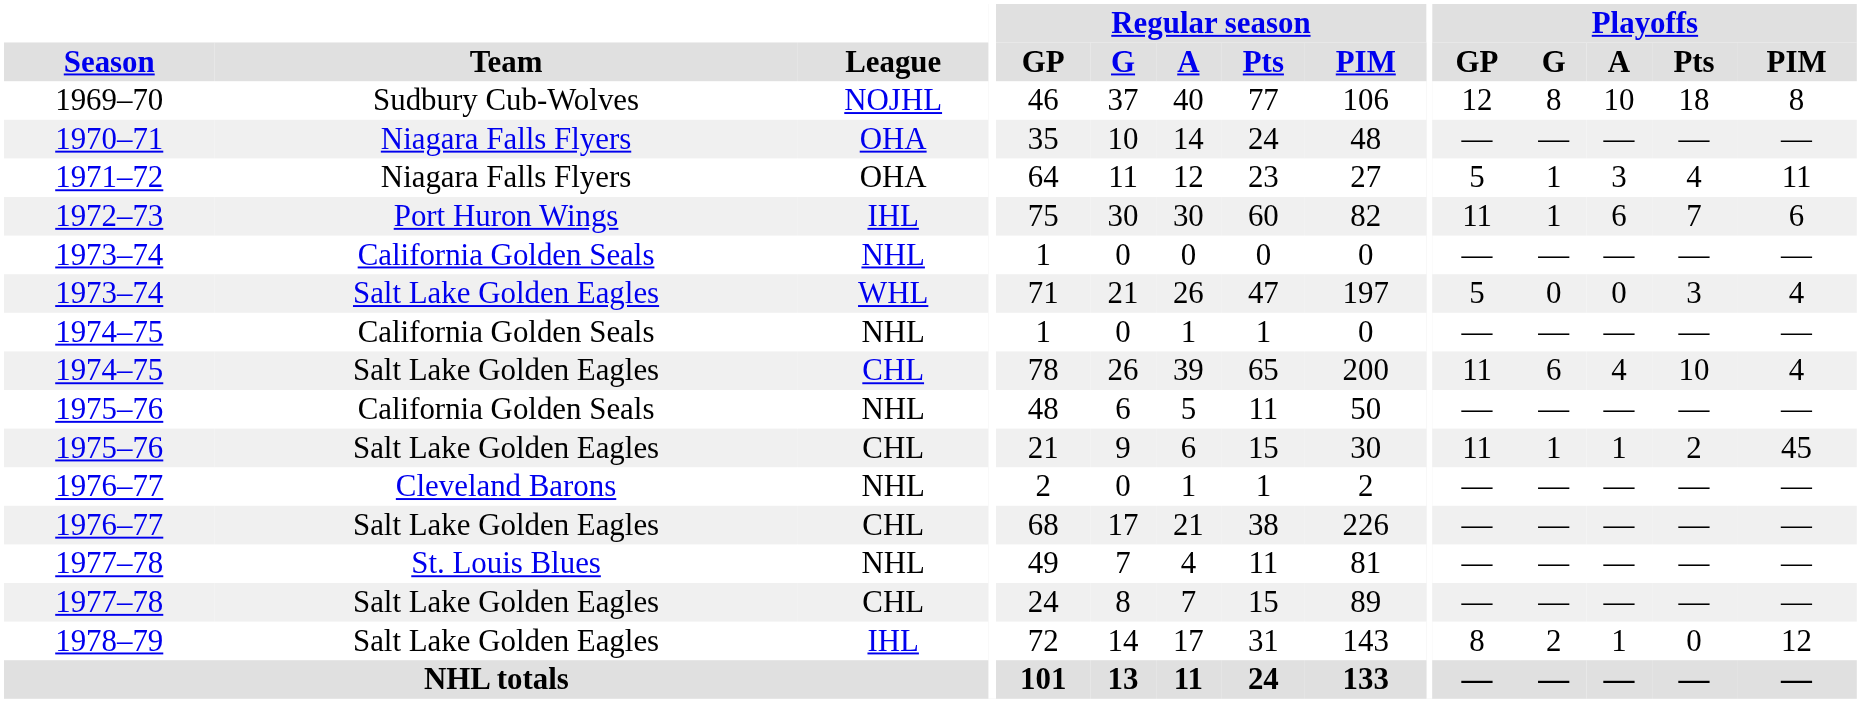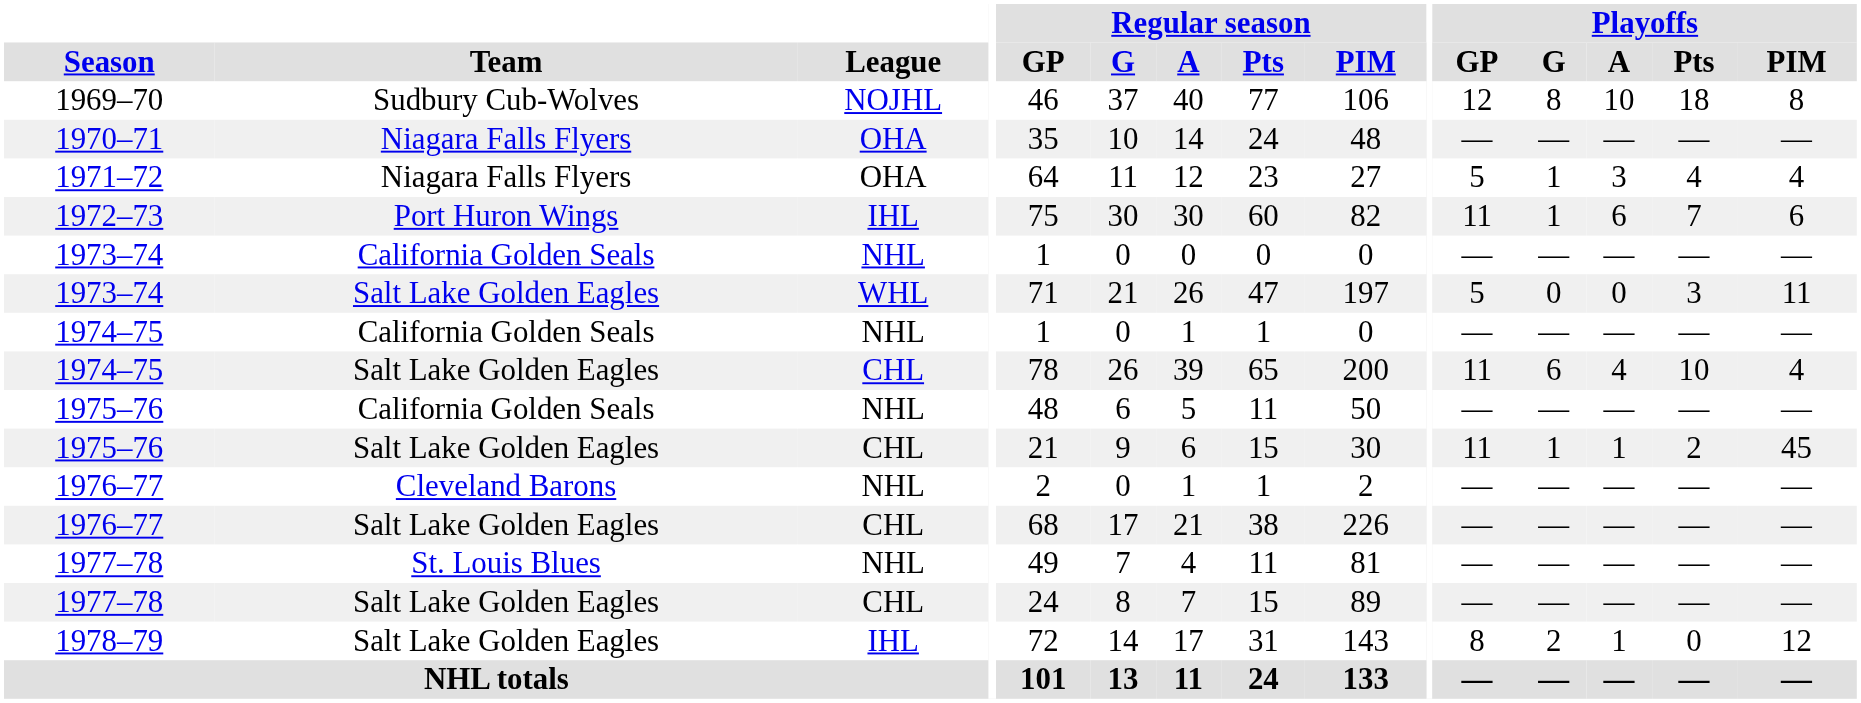(1797, 177) 11 -> (1797, 177) 4
(1797, 293) 4 -> (1797, 293) 11
